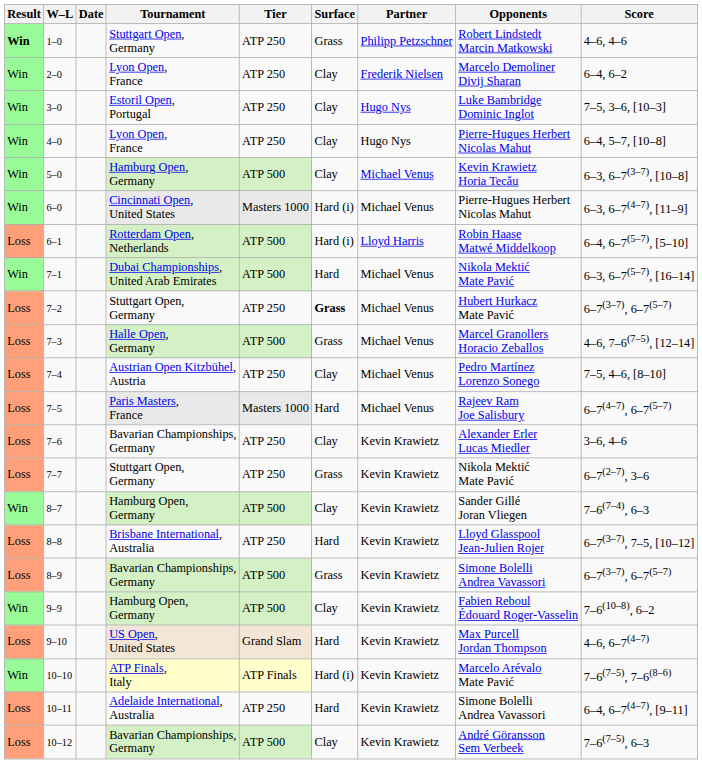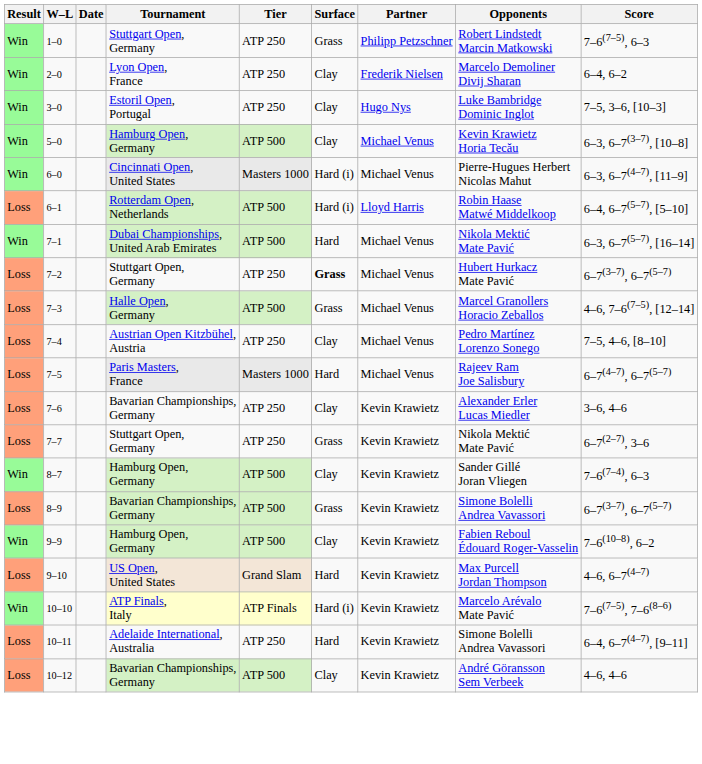(18, 40) bold -> (18, 40) normal
(605, 40) 4–6, 4–6 -> (616, 40) 7–6(7–5), 6–3
- row: (54, 141)
- row: (54, 542)
(616, 742) 7–6(7–5), 6–3 -> (605, 675) 4–6, 4–6
